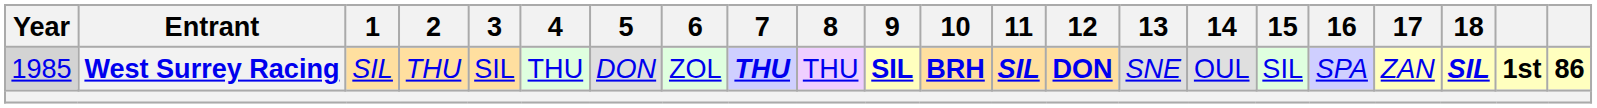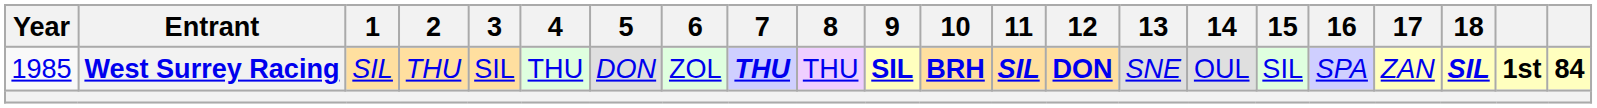(41, 69) lightgrey background -> (41, 69) no background
(1570, 69) 86 -> (1570, 69) 84
